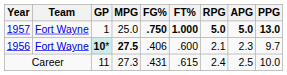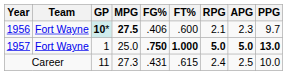rows swapped: (18, 46) <-> (18, 29)
